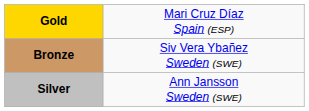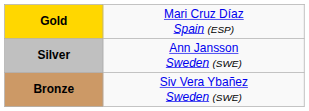rows swapped: (54, 89) <-> (54, 55)
